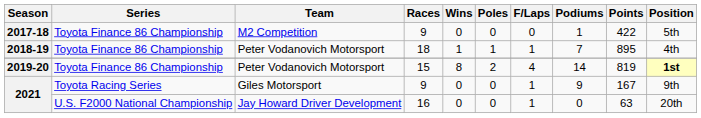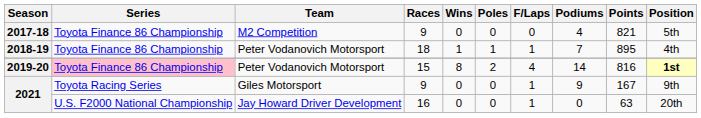(580, 32) 1 -> (580, 32) 4
(626, 32) 422 -> (626, 32) 821
(138, 68) no background -> (138, 68) pink background
(626, 68) 819 -> (626, 68) 816
